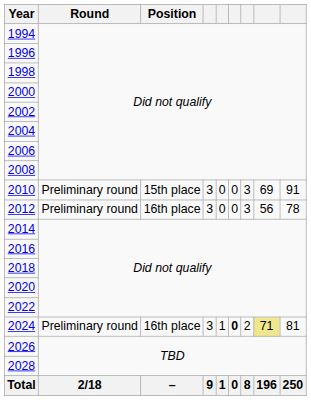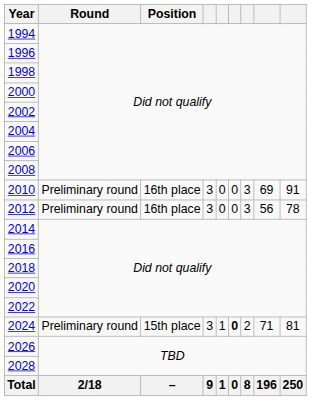(172, 190) 15th place -> (172, 190) 16th place
(172, 326) 16th place -> (172, 326) 15th place
(267, 326) khaki background -> (267, 326) no background
